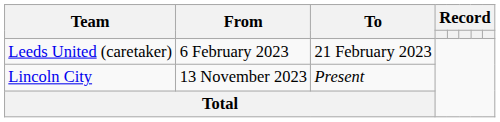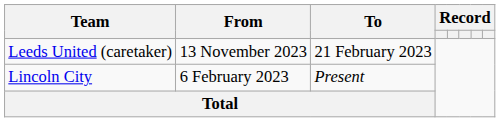(234, 51) 6 February 2023 -> (243, 51) 13 November 2023
(243, 77) 13 November 2023 -> (234, 77) 6 February 2023
